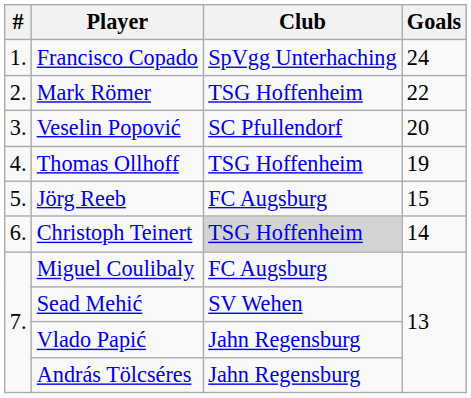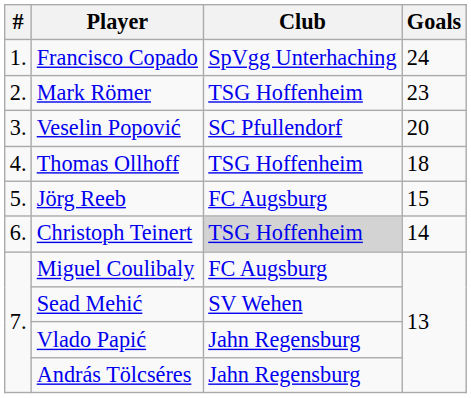(418, 92) 22 -> (418, 92) 23
(418, 163) 19 -> (418, 163) 18
